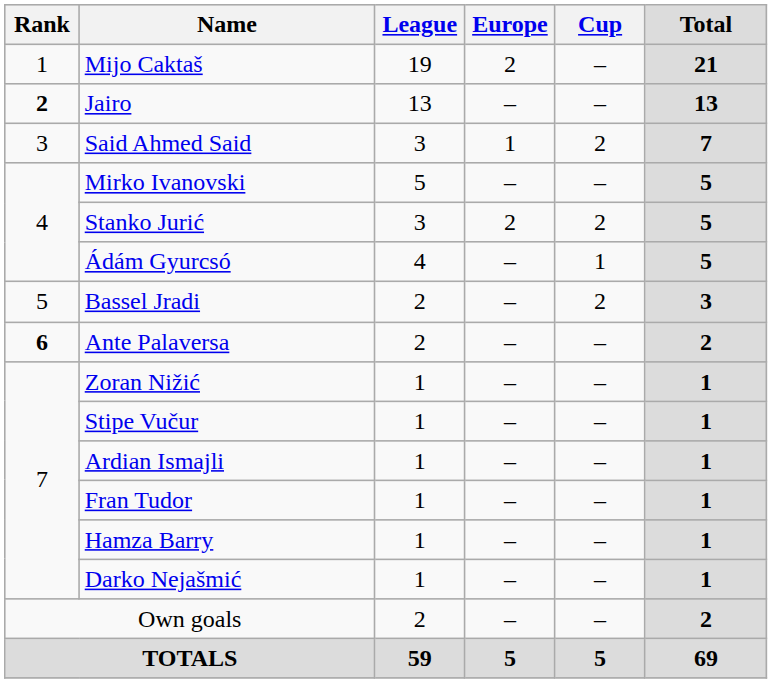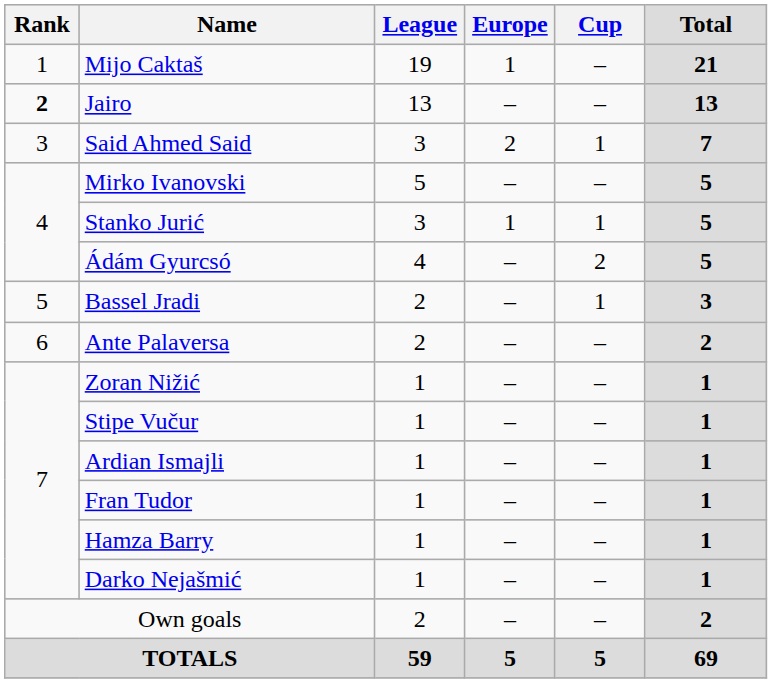(510, 64) 2 -> (510, 64) 1
(510, 143) 1 -> (510, 143) 2
(600, 143) 2 -> (600, 143) 1
(510, 222) 2 -> (510, 222) 1
(600, 222) 2 -> (600, 222) 1
(600, 262) 1 -> (600, 262) 2
(600, 301) 2 -> (600, 301) 1
(42, 341) bold -> (42, 341) normal
